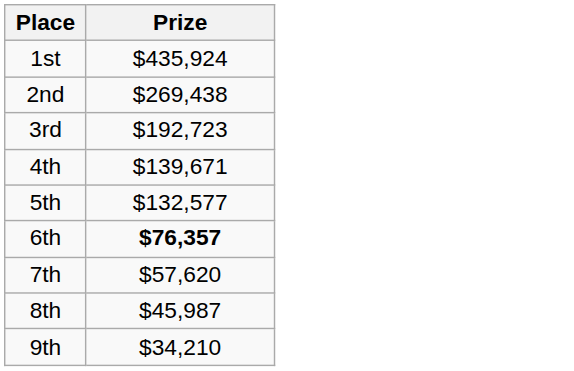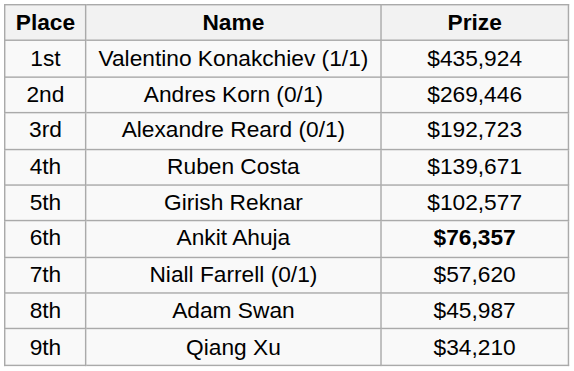+ column: (233, 22)
(180, 94) $269,438 -> (475, 94) $269,446
(180, 202) $132,577 -> (475, 202) $102,577
